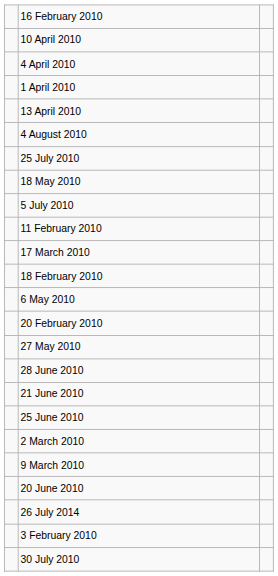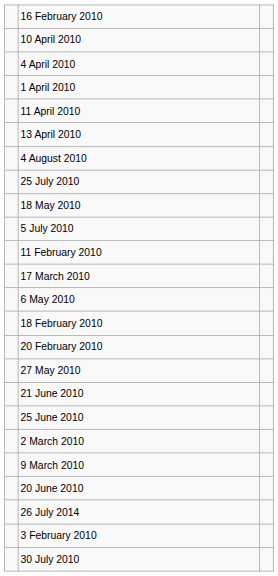+ row: (50, 111)
rows swapped: (62, 276) <-> (48, 300)
- row: (52, 370)
